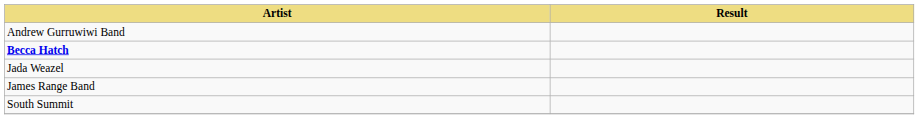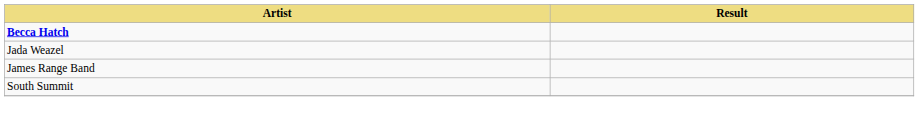- row: (66, 31)
